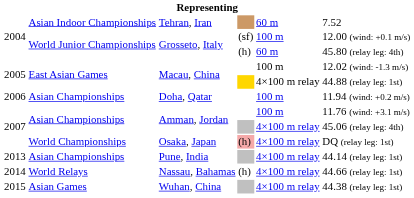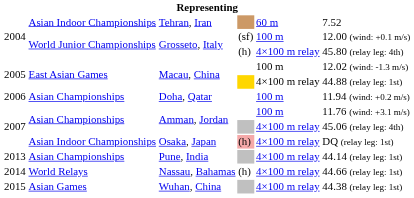(267, 52) 60 m -> (288, 52) 4×100 m relay
(77, 141) World Championships -> (92, 141) Asian Indoor Championships
